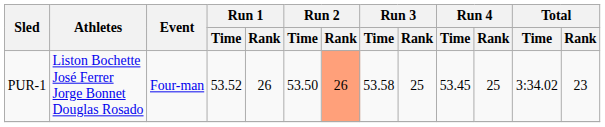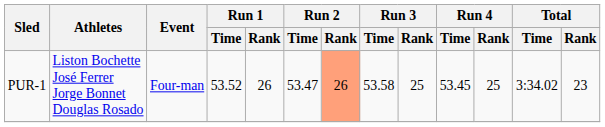(303, 86) 53.50 -> (303, 86) 53.47
